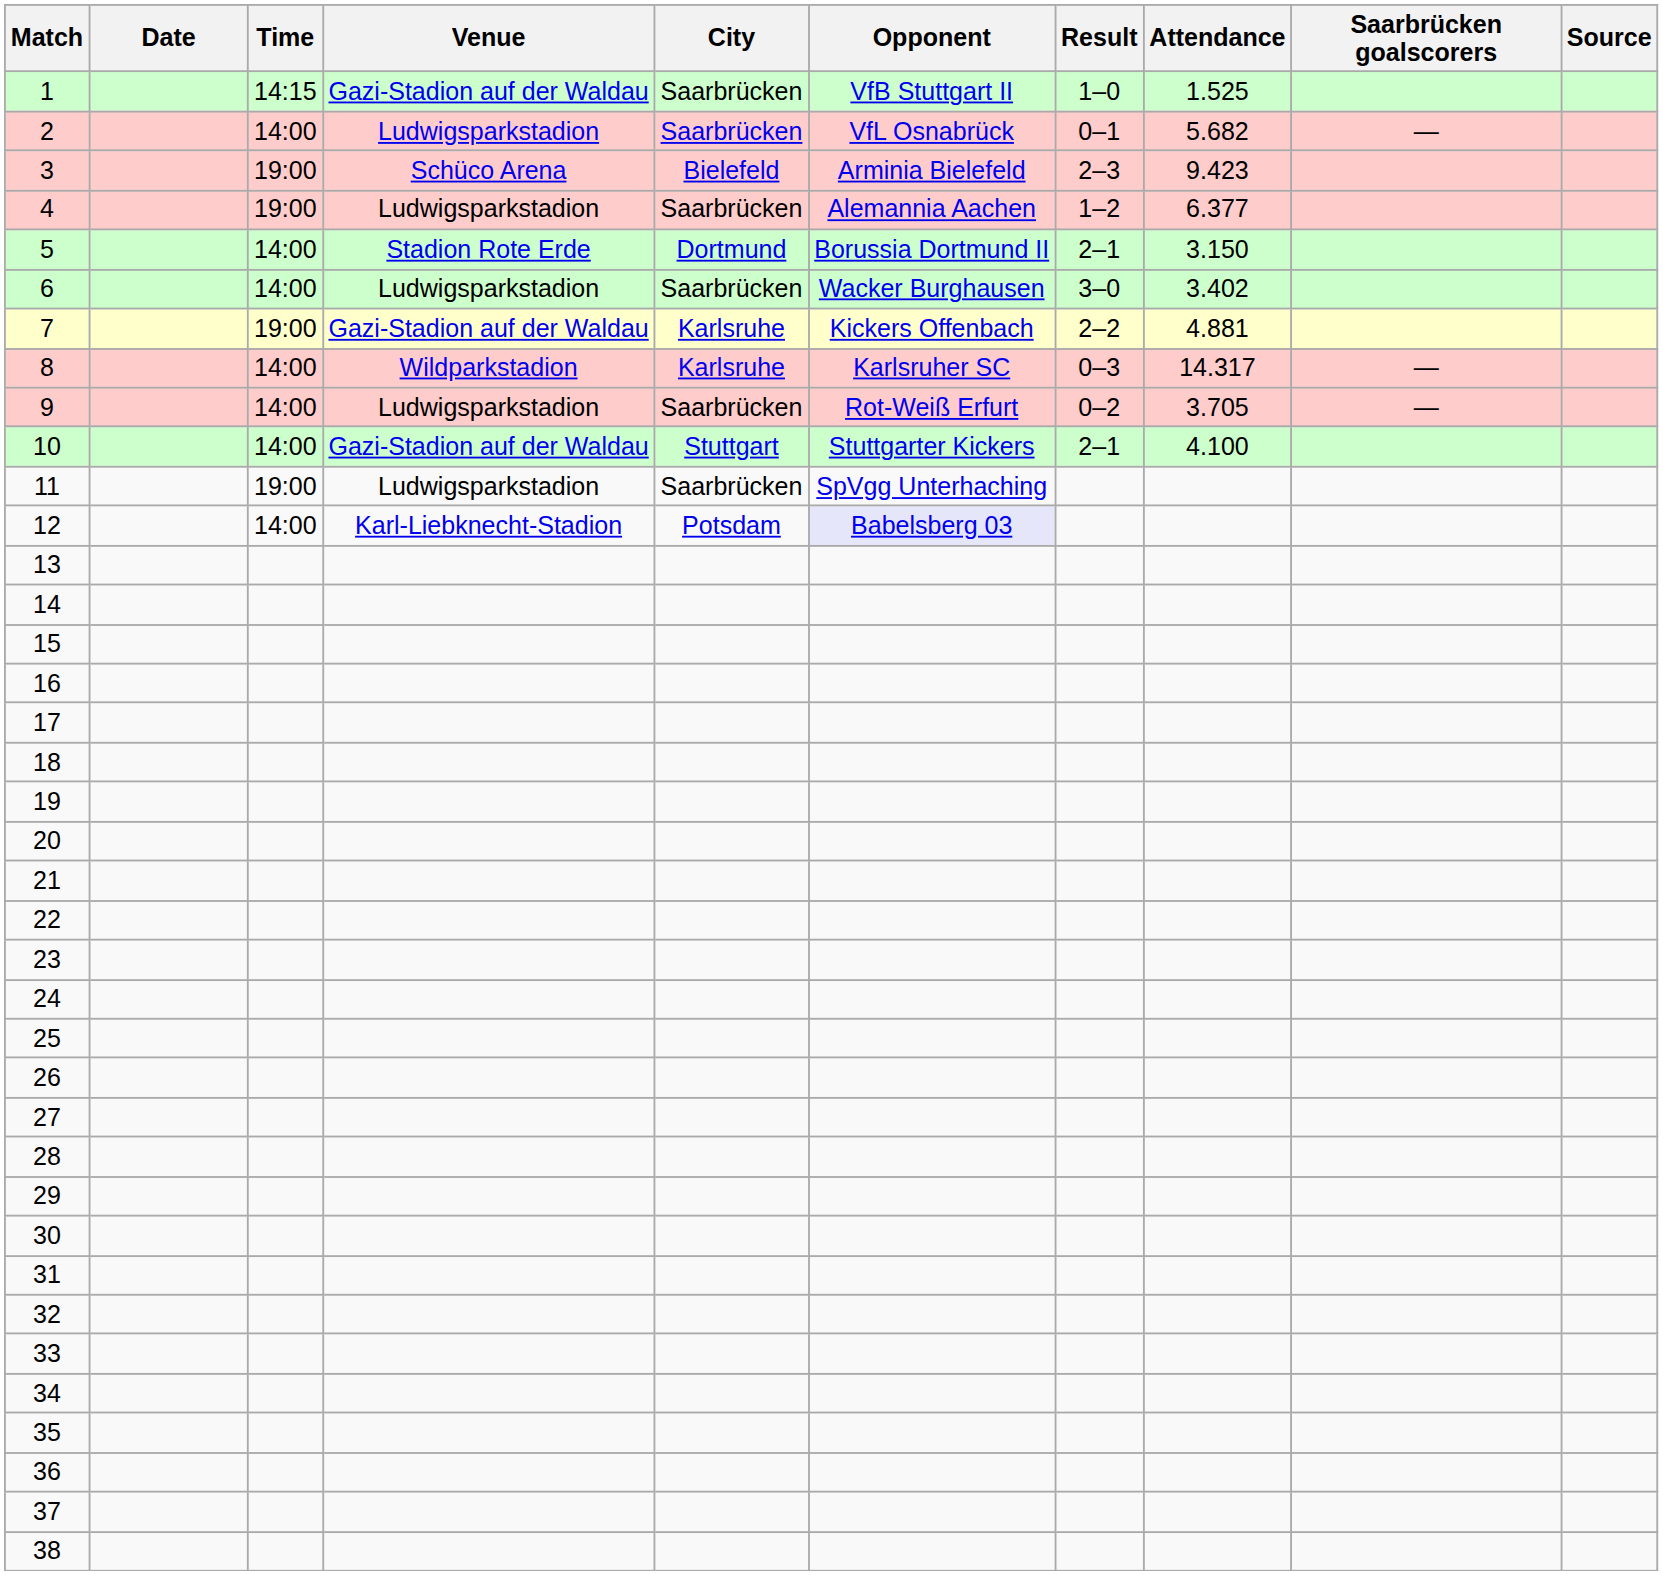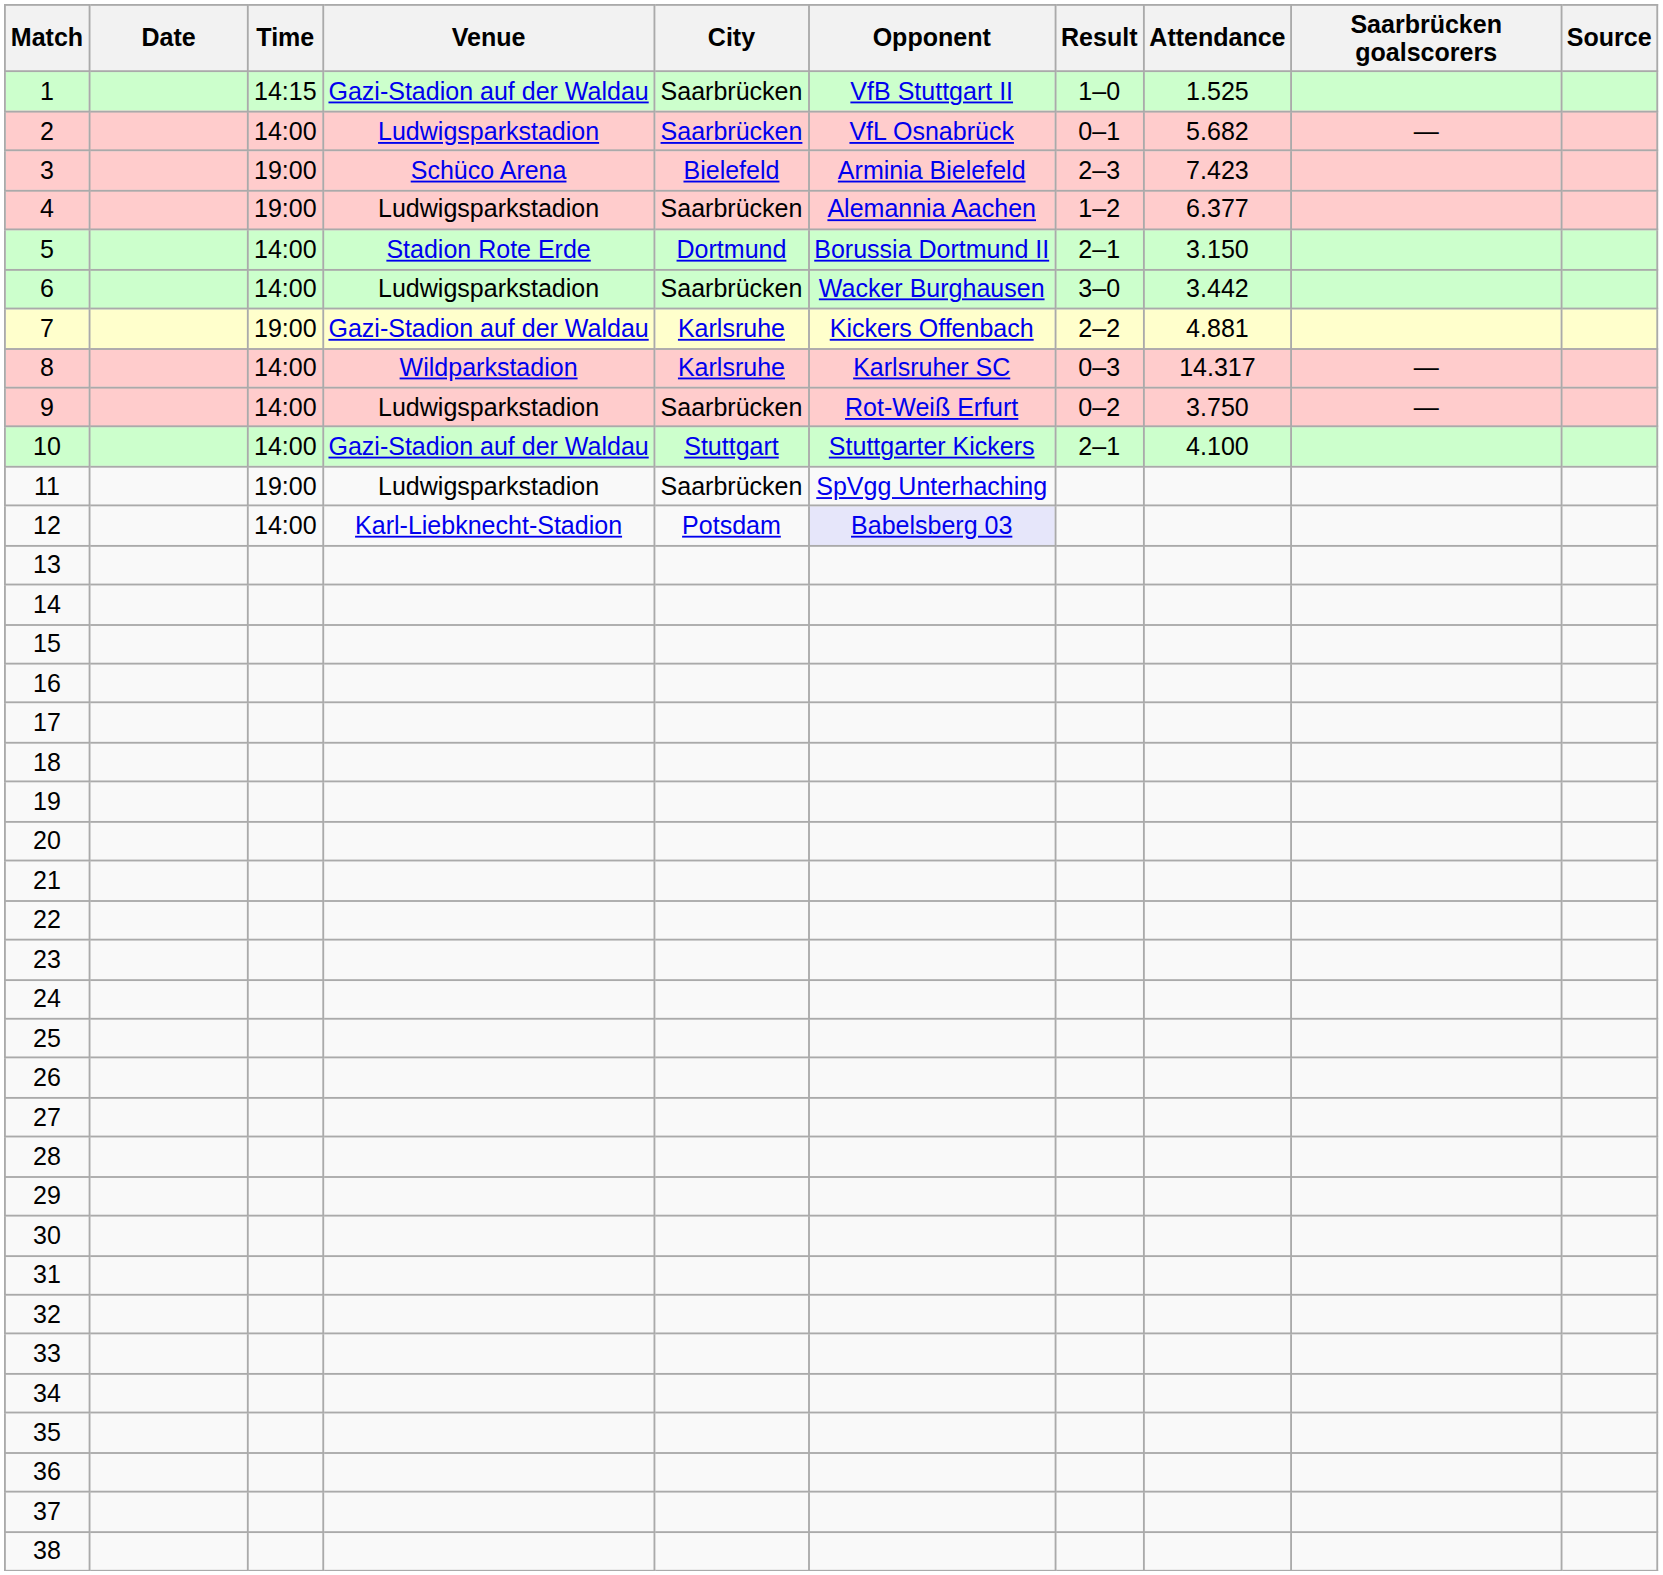(1217, 170) 9.423 -> (1217, 170) 7.423
(1217, 289) 3.402 -> (1217, 289) 3.442
(1217, 407) 3.705 -> (1217, 407) 3.750
